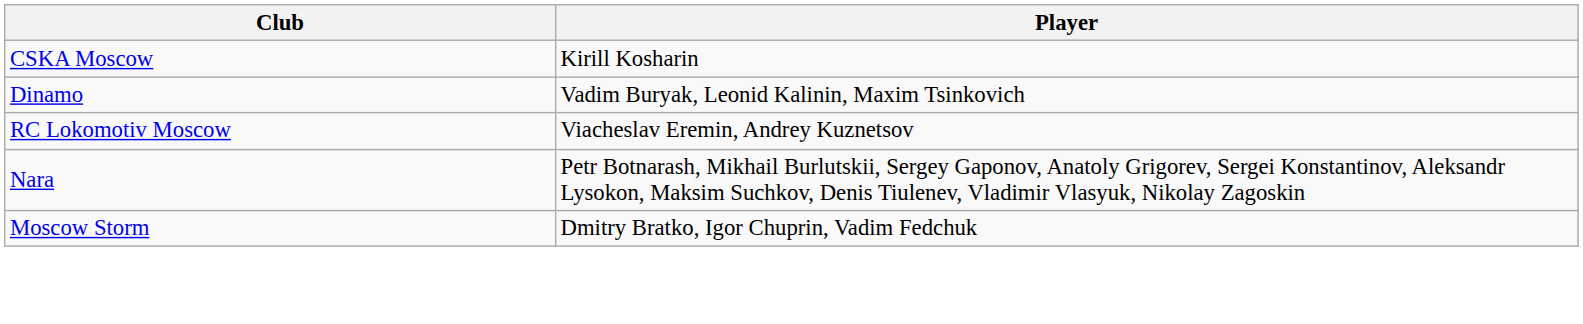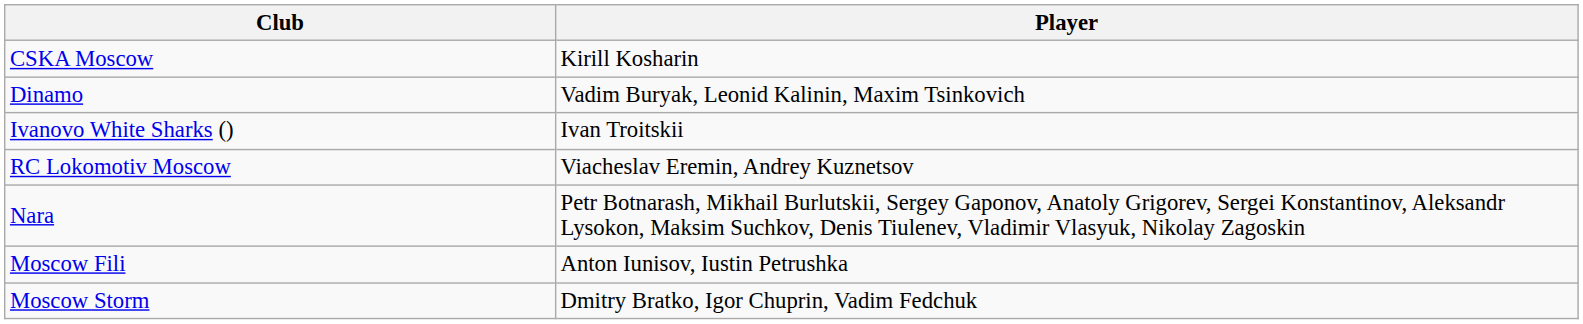+ row: (122, 130)
+ row: (68, 264)
